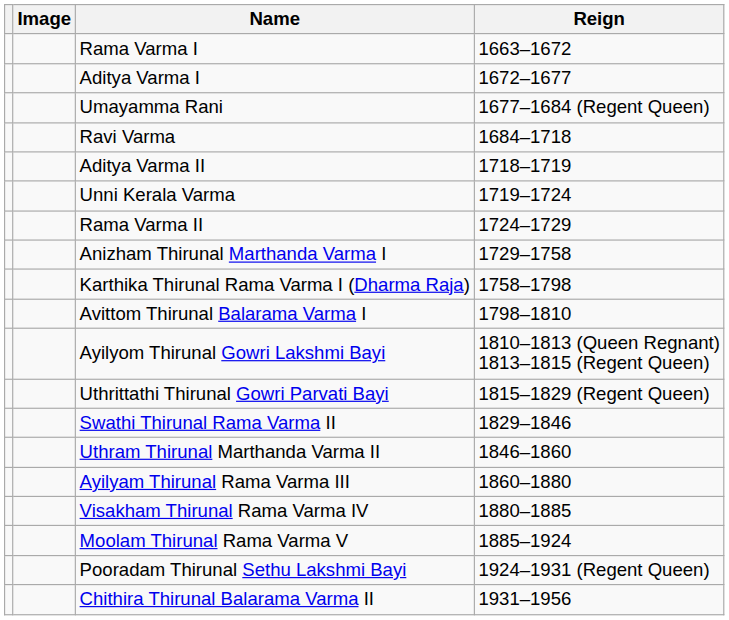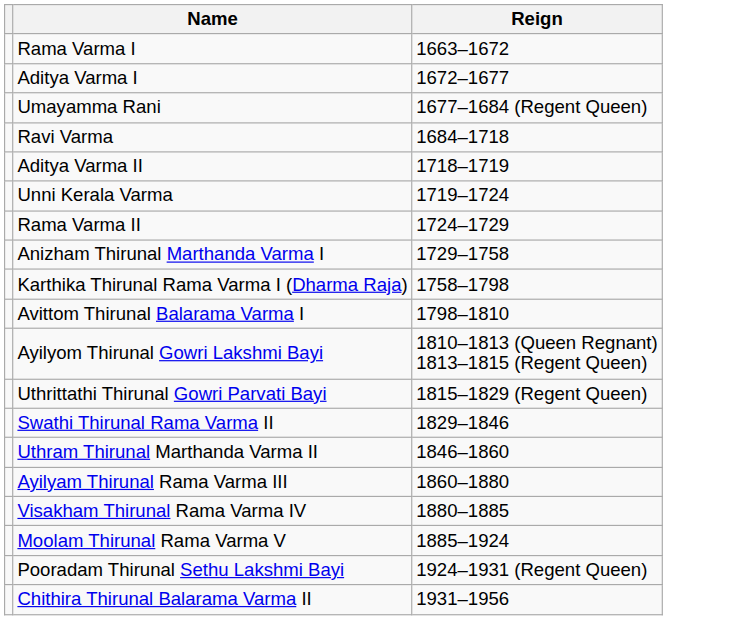- column: (44, 19)
